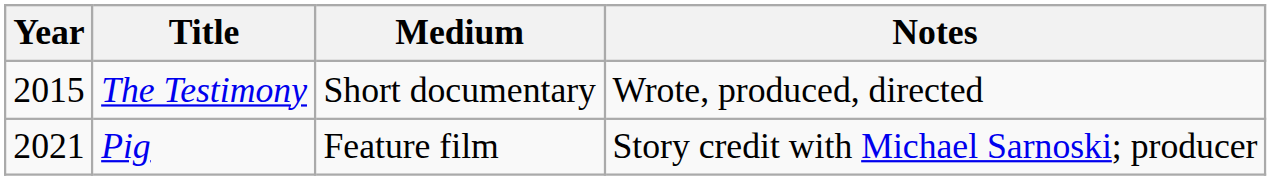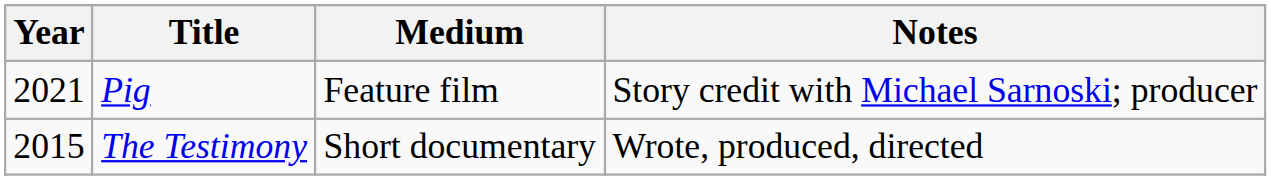rows swapped: (204, 89) <-> (126, 145)
